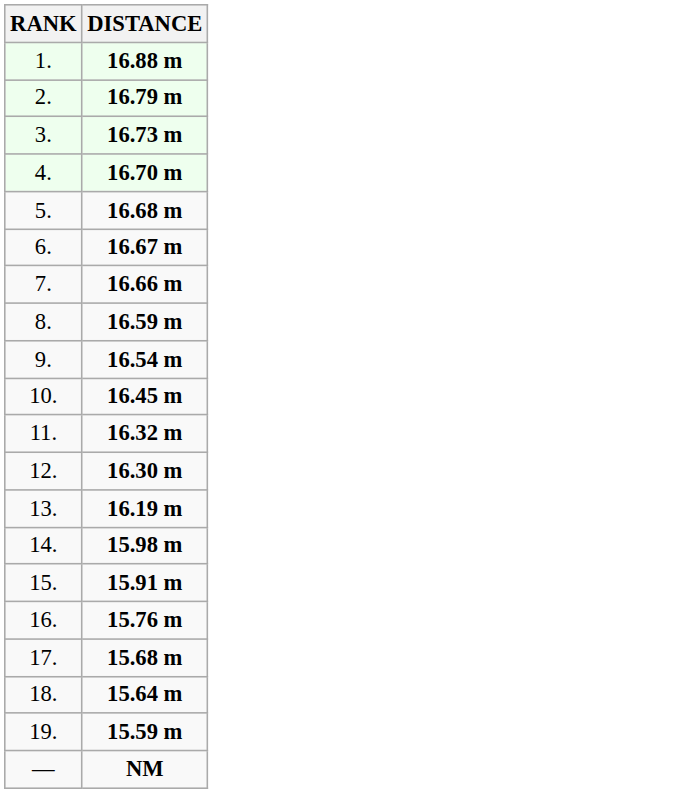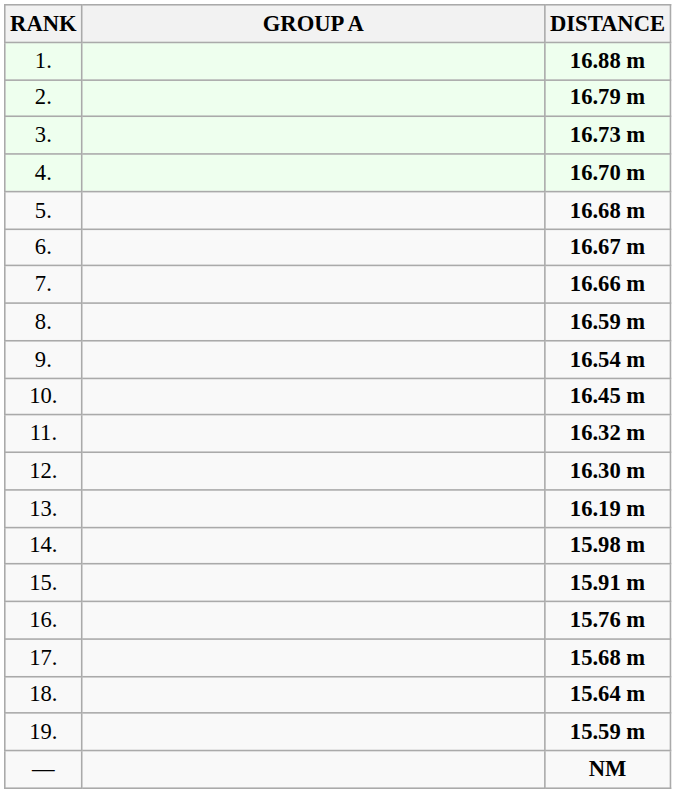+ column: (313, 23)
